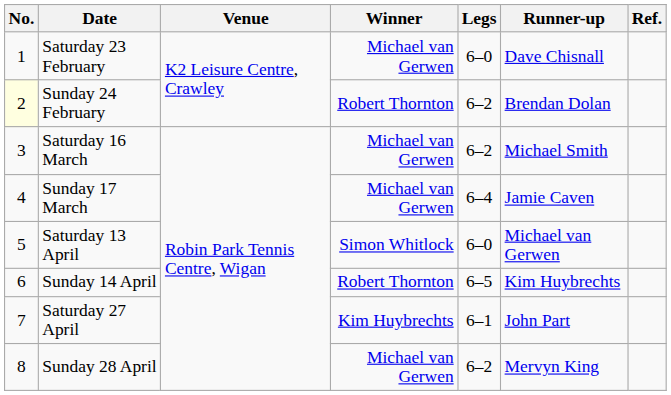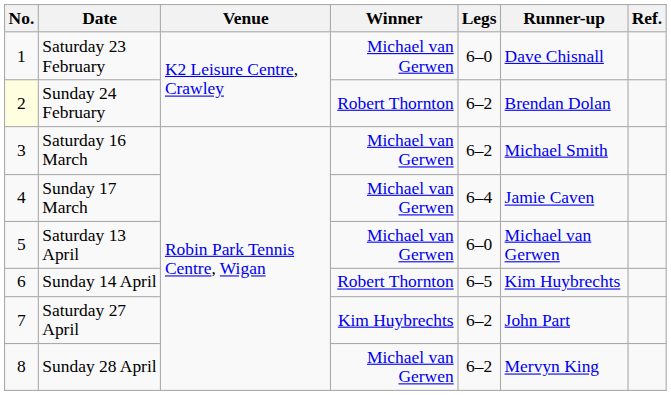(396, 244) Simon Whitlock -> (410, 244) Michael van Gerwen
(479, 319) 6–1 -> (479, 319) 6–2
